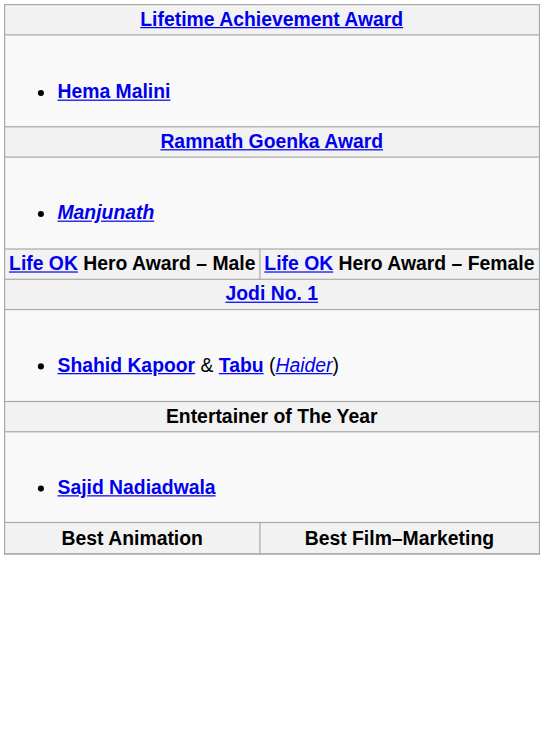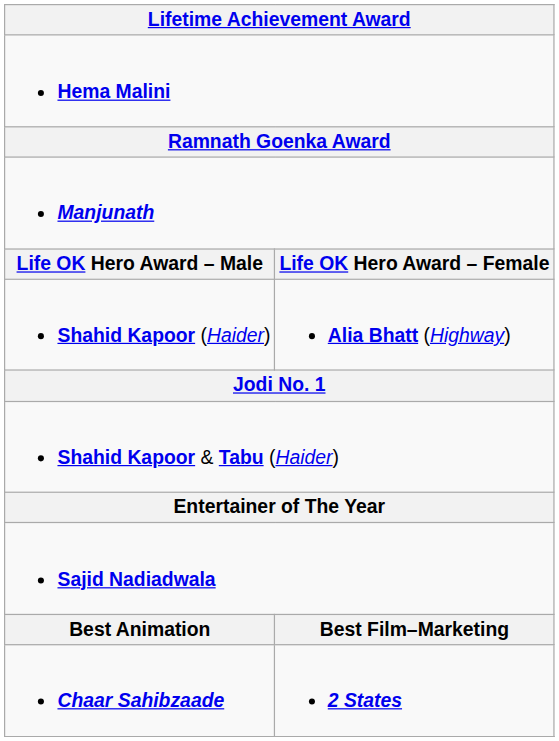+ row: (140, 336)
+ row: (140, 701)
